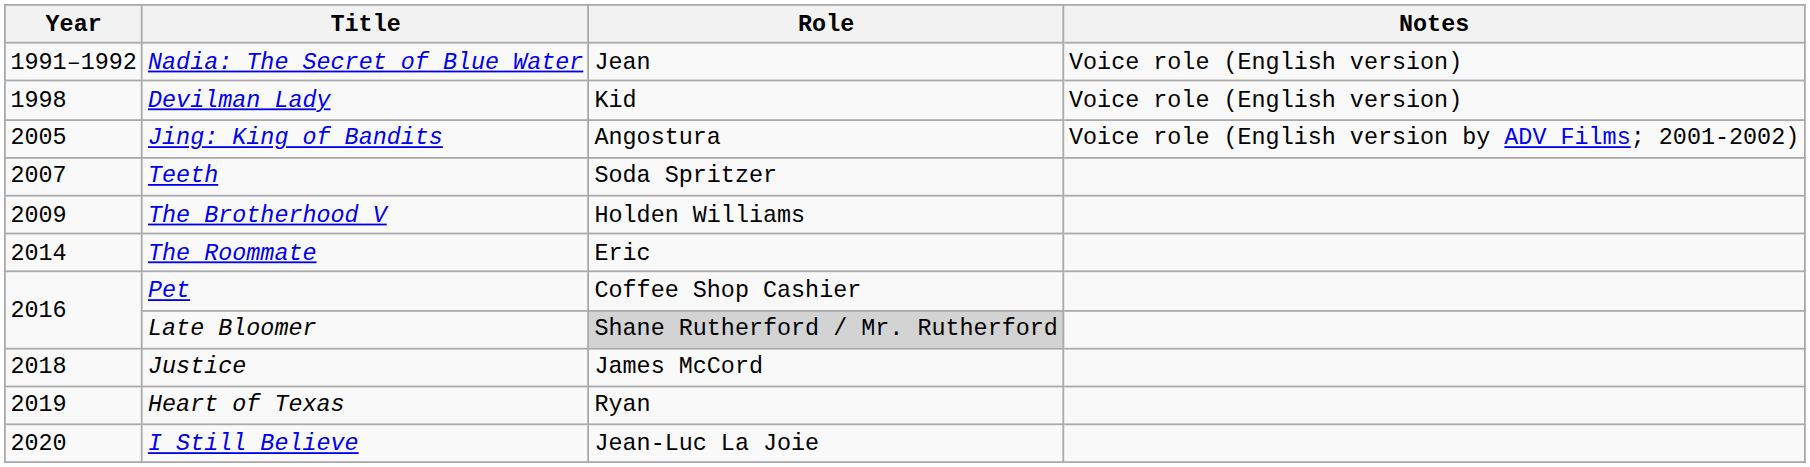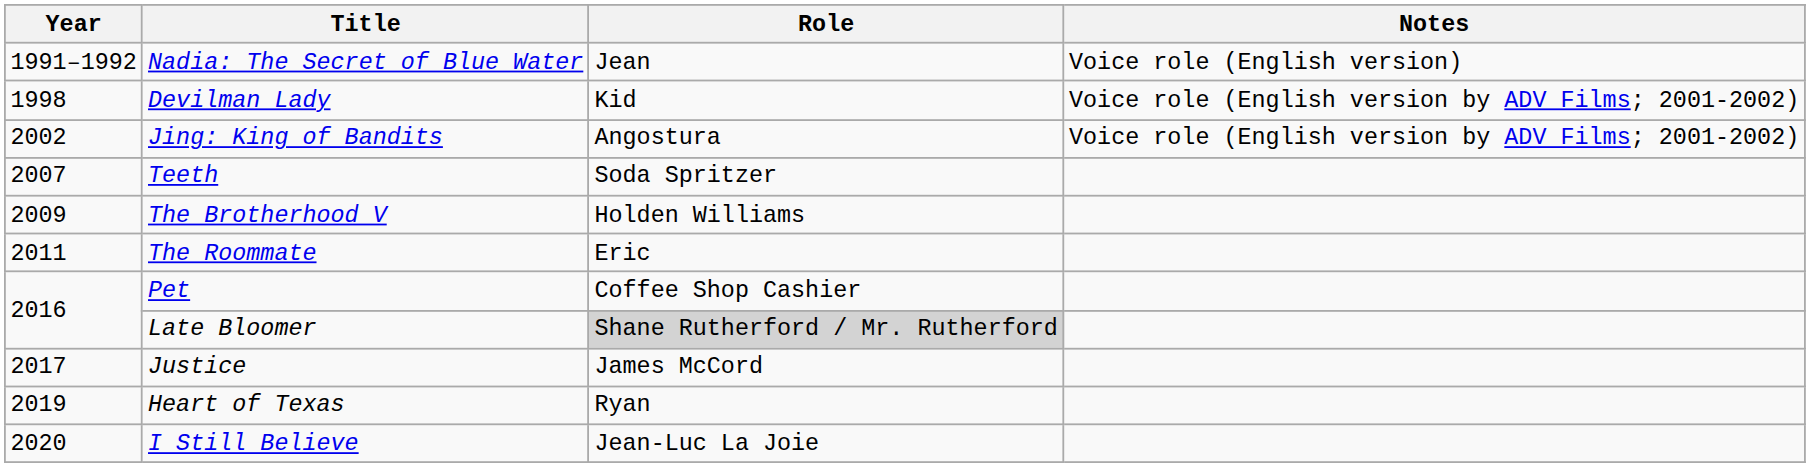(1266, 100) Voice role (English version) -> (1434, 100) Voice role (English version by ADV Films; 2001-2002)
(39, 138) 2005 -> (39, 138) 2002
(39, 253) 2014 -> (39, 253) 2011
(39, 367) 2018 -> (39, 367) 2017
